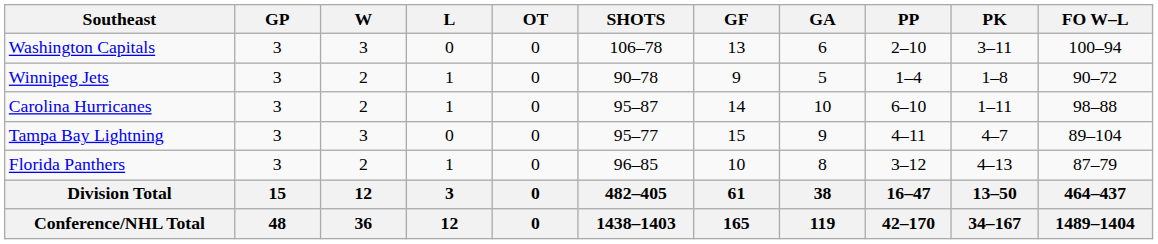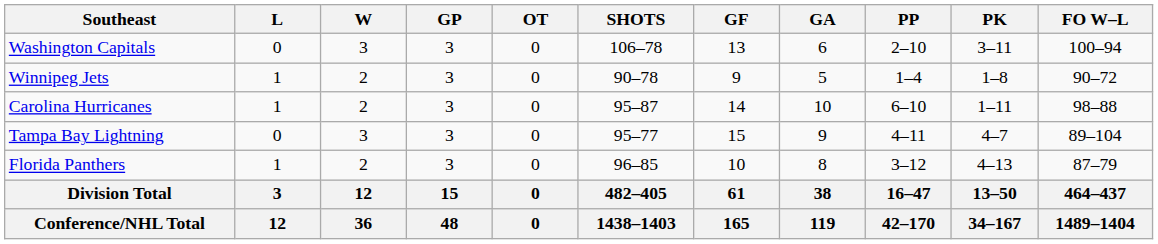columns swapped: (277, 18) <-> (449, 18)
